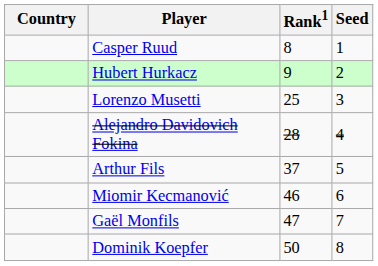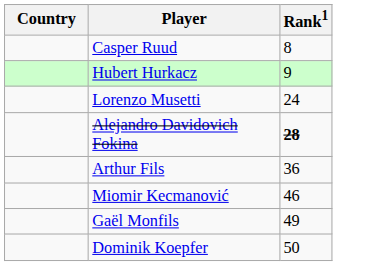- column: (352, 19)
(292, 99) 25 -> (292, 99) 24
(292, 134) normal -> (292, 134) bold
(292, 169) 37 -> (292, 169) 36
(292, 221) 47 -> (292, 221) 49
